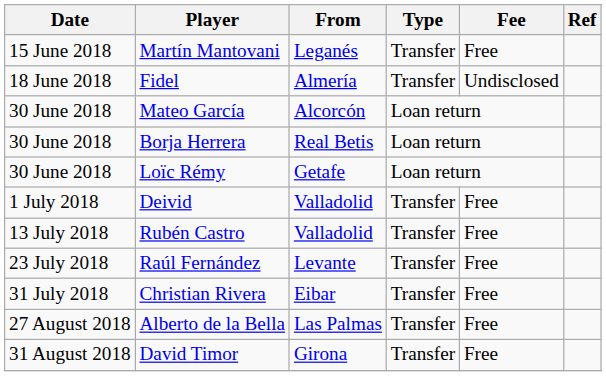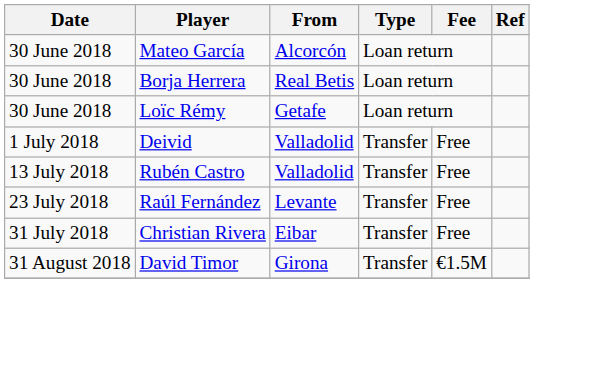- row: (210, 50)
- row: (159, 80)
- row: (212, 324)
(481, 354) Free -> (462, 263) €1.5M
